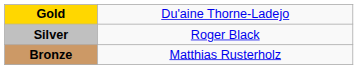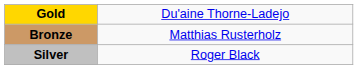rows swapped: (51, 34) <-> (51, 54)
